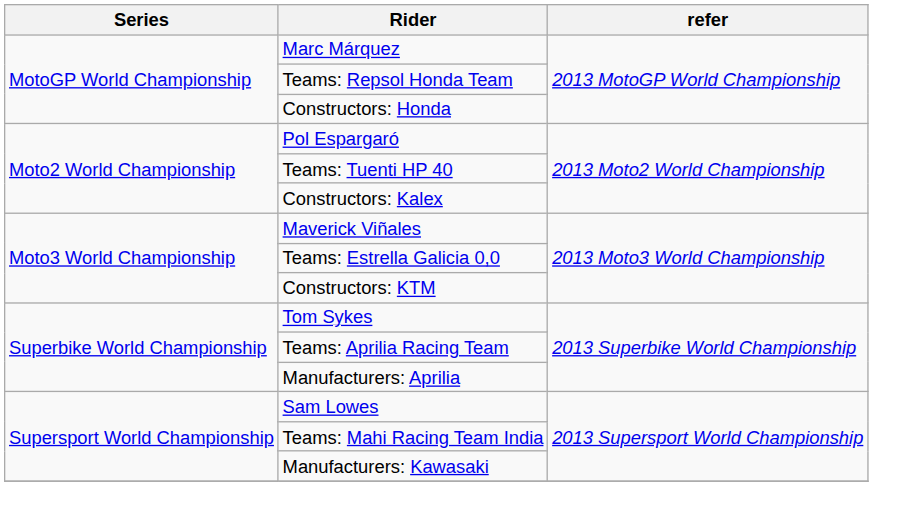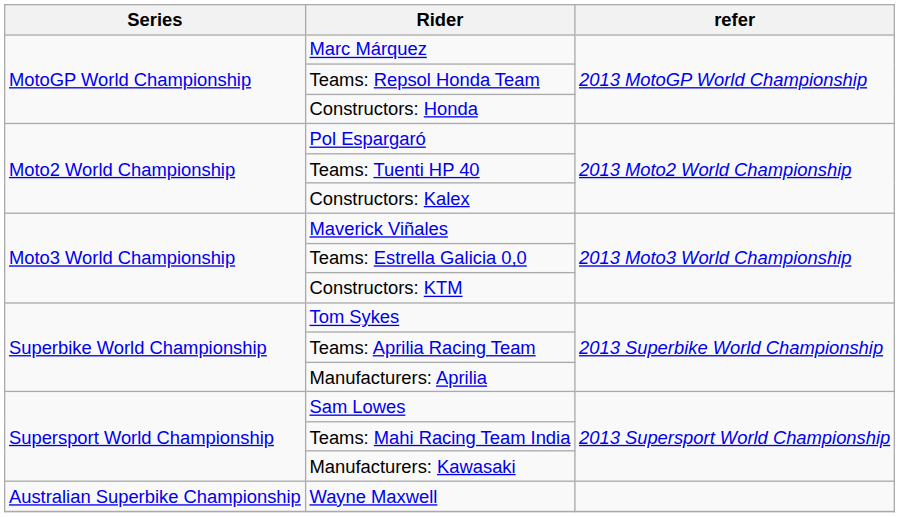+ row: (373, 496)
